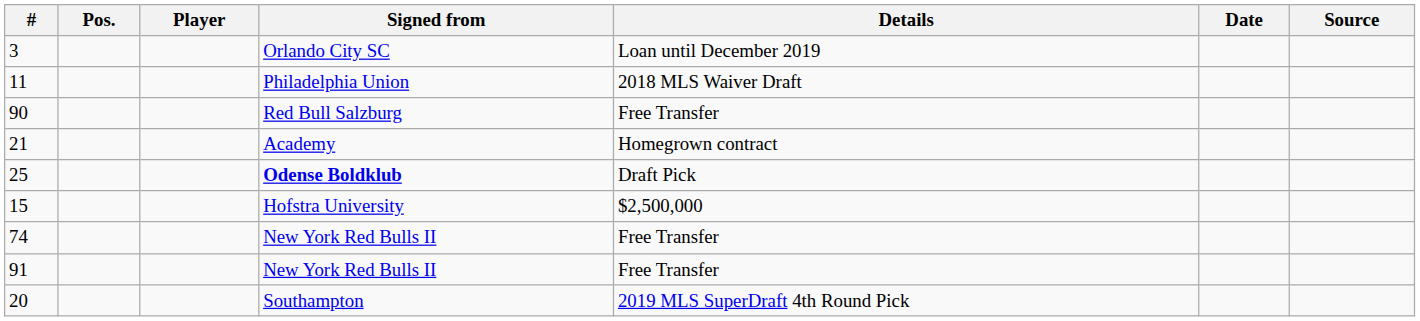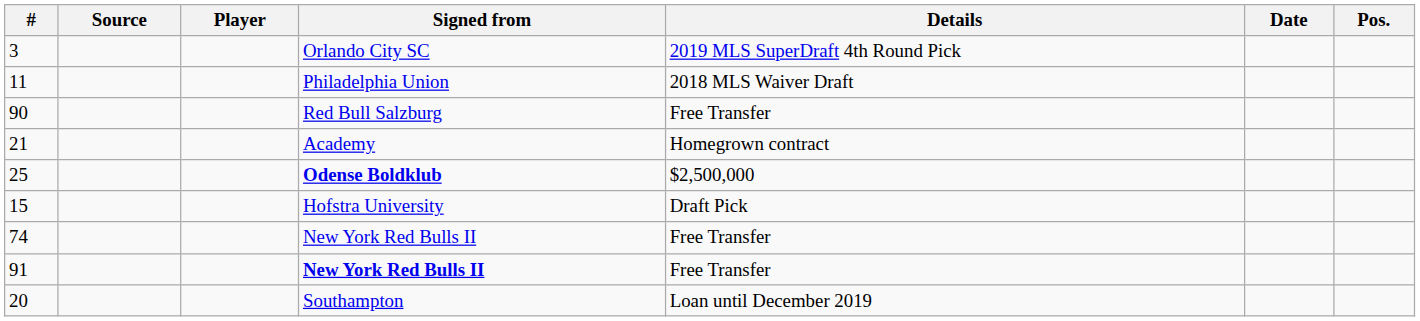columns swapped: (99, 20) <-> (1352, 20)
(719, 51) Loan until December 2019 -> (815, 51) 2019 MLS SuperDraft 4th Round Pick
(657, 175) Draft Pick -> (712, 175) $2,500,000
(660, 206) $2,500,000 -> (709, 206) Draft Pick
(350, 268) normal -> (394, 268) bold
(764, 299) 2019 MLS SuperDraft 4th Round Pick -> (771, 299) Loan until December 2019
